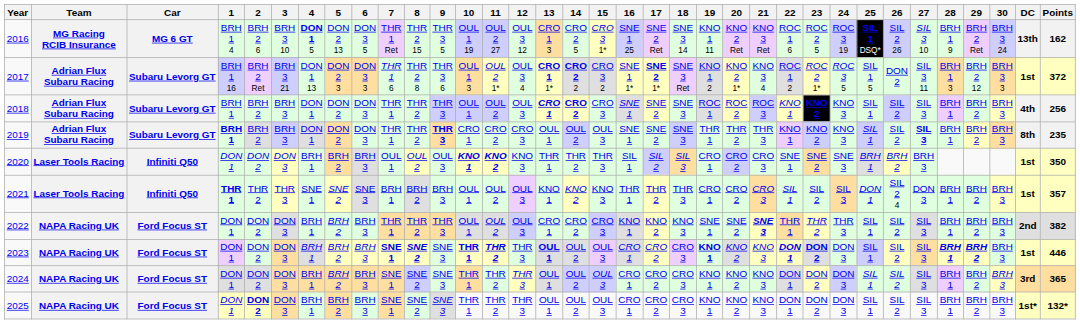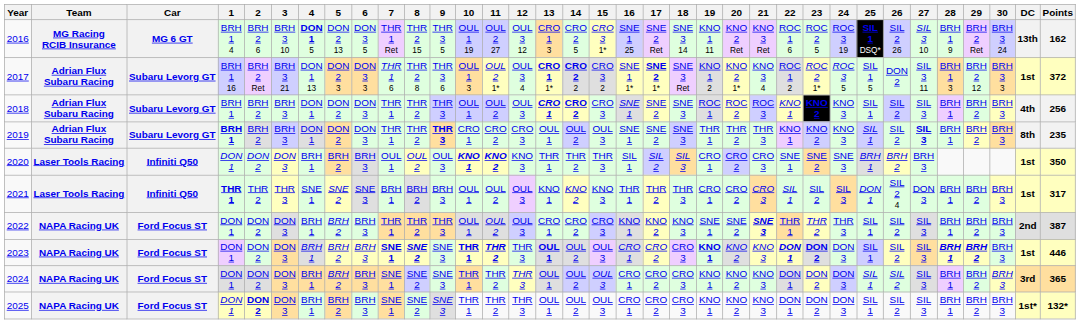(1058, 193) 357 -> (1058, 193) 317
(1058, 225) 382 -> (1058, 225) 387
